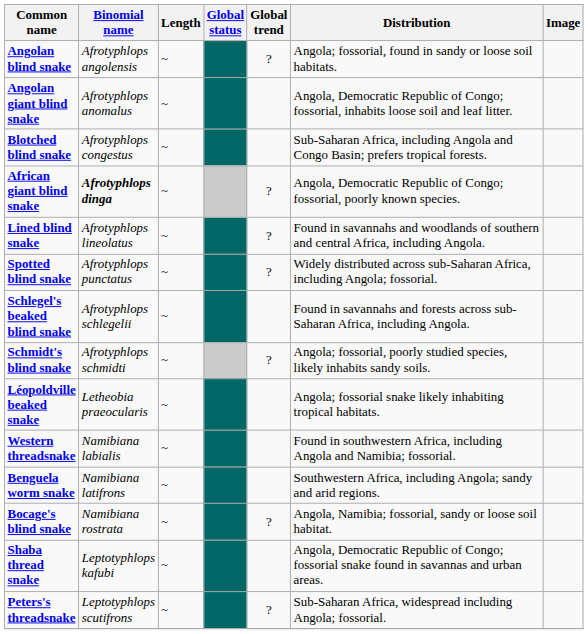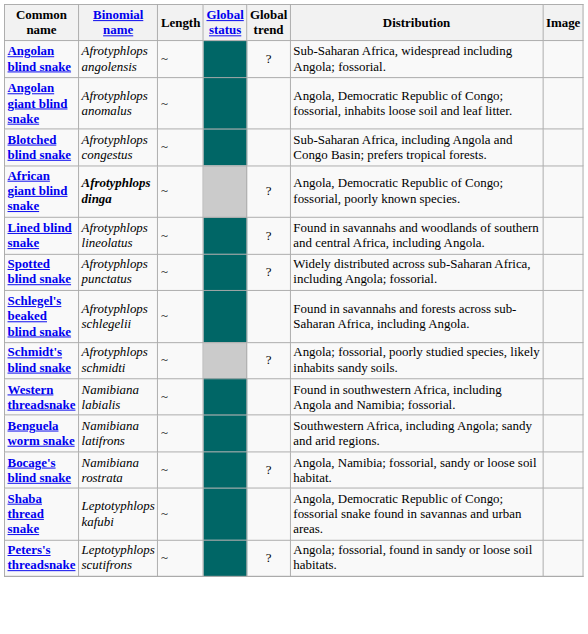(413, 58) Angola; fossorial, found in sandy or loose soil habitats. -> (403, 58) Sub-Saharan Africa, widespread including Angola; fossorial.
- row: (42, 404)
(403, 609) Sub-Saharan Africa, widespread including Angola; fossorial. -> (413, 557) Angola; fossorial, found in sandy or loose soil habitats.
